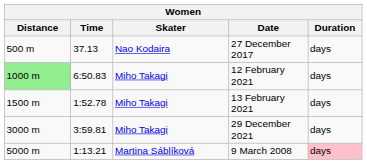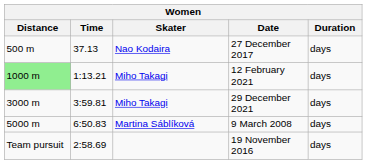(90, 76) 6:50.83 -> (90, 76) 1:13.21
- row: (258, 103)
(90, 151) 1:13.21 -> (90, 124) 6:50.83
(321, 151) pink background -> (321, 124) no background
+ row: (261, 145)
